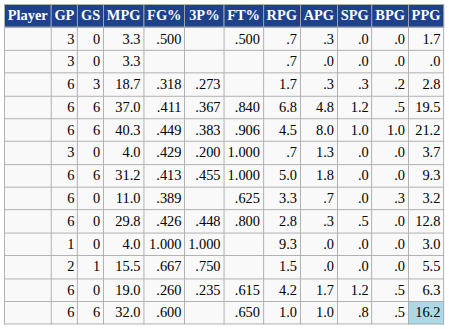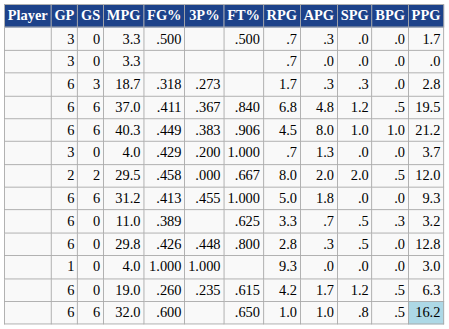(400, 84) .2 -> (400, 84) .0
+ row: (71, 175)
(363, 198) .0 -> (363, 221) .5
- row: (71, 267)
